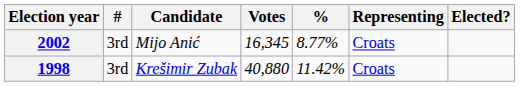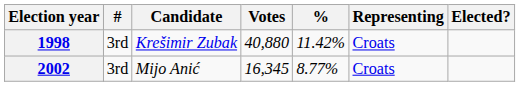rows swapped: (54, 68) <-> (54, 42)
